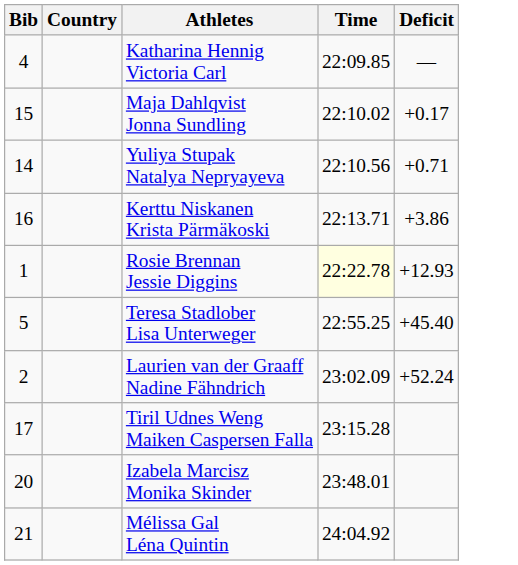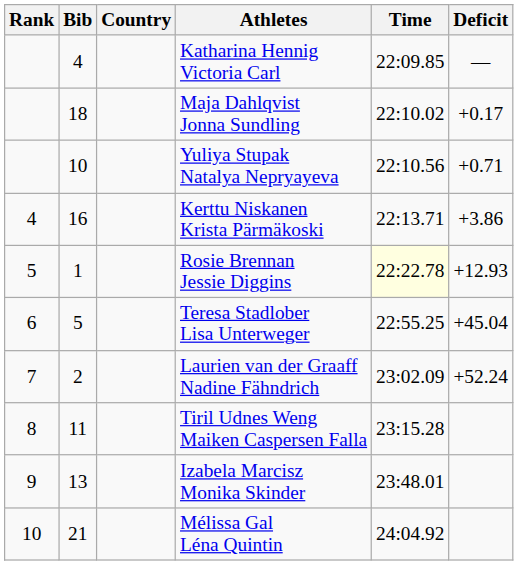+ column: (32, 19)
(24, 113) 15 -> (78, 113) 18
(24, 166) 14 -> (78, 166) 10
(427, 323) +45.40 -> (481, 323) +45.04
(24, 428) 17 -> (78, 428) 11
(24, 481) 20 -> (78, 481) 13
